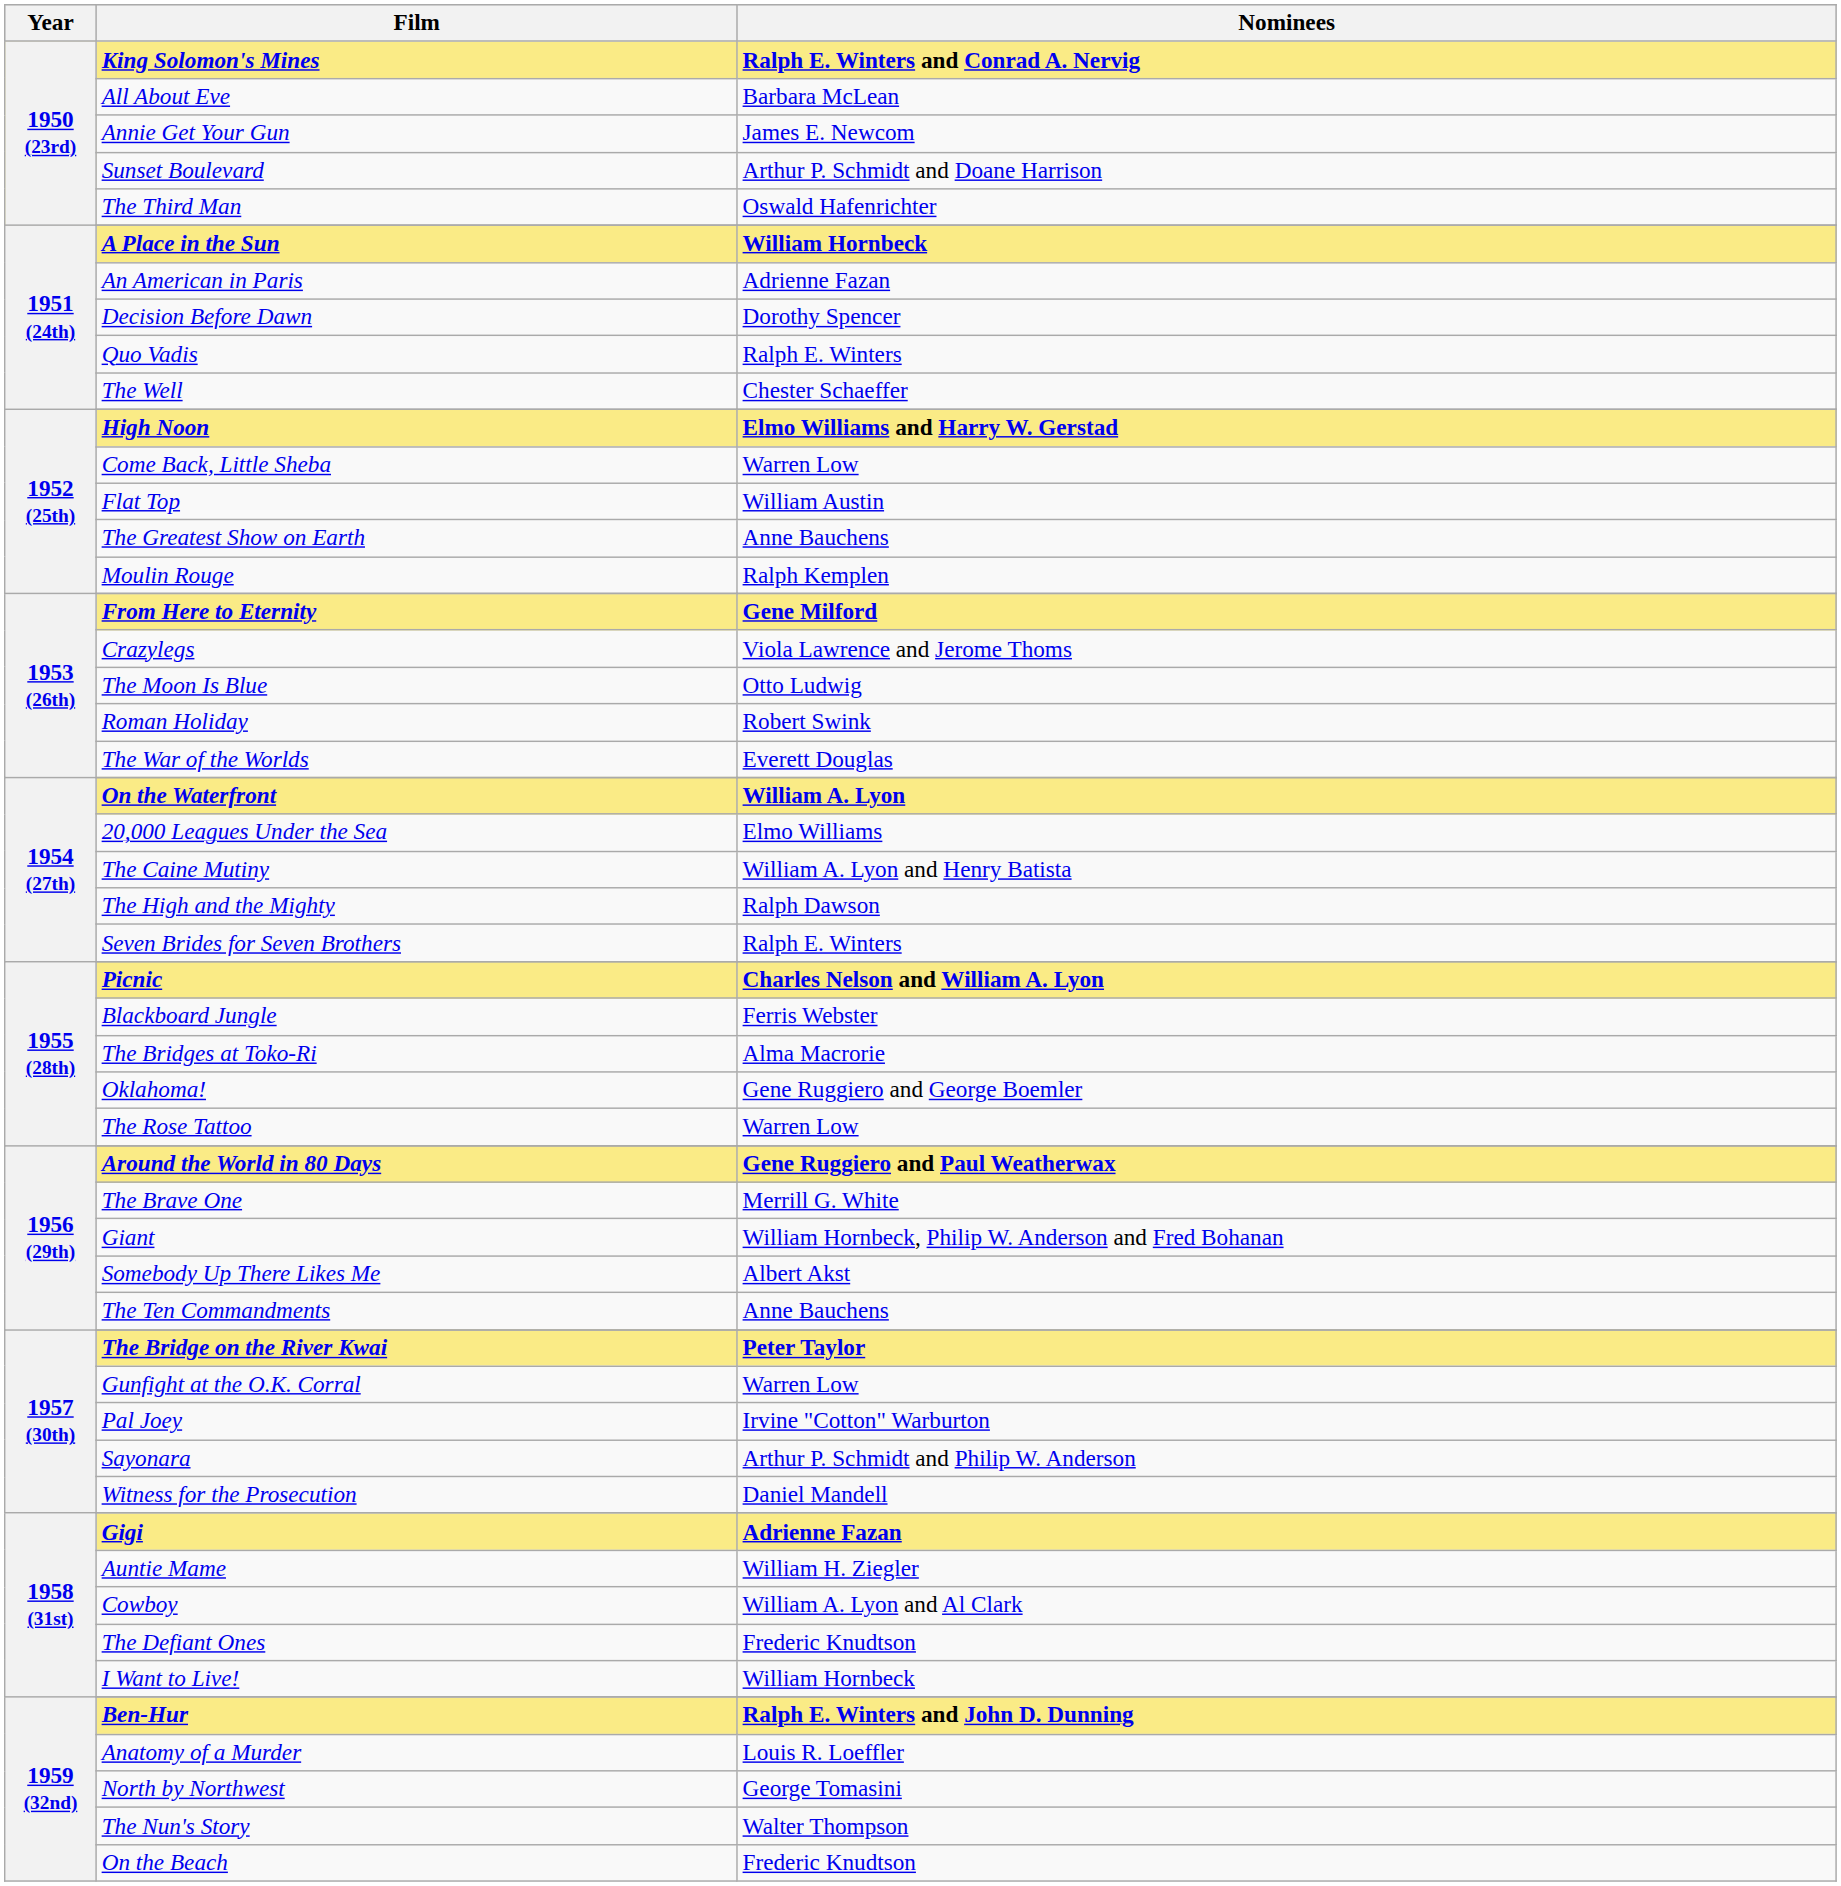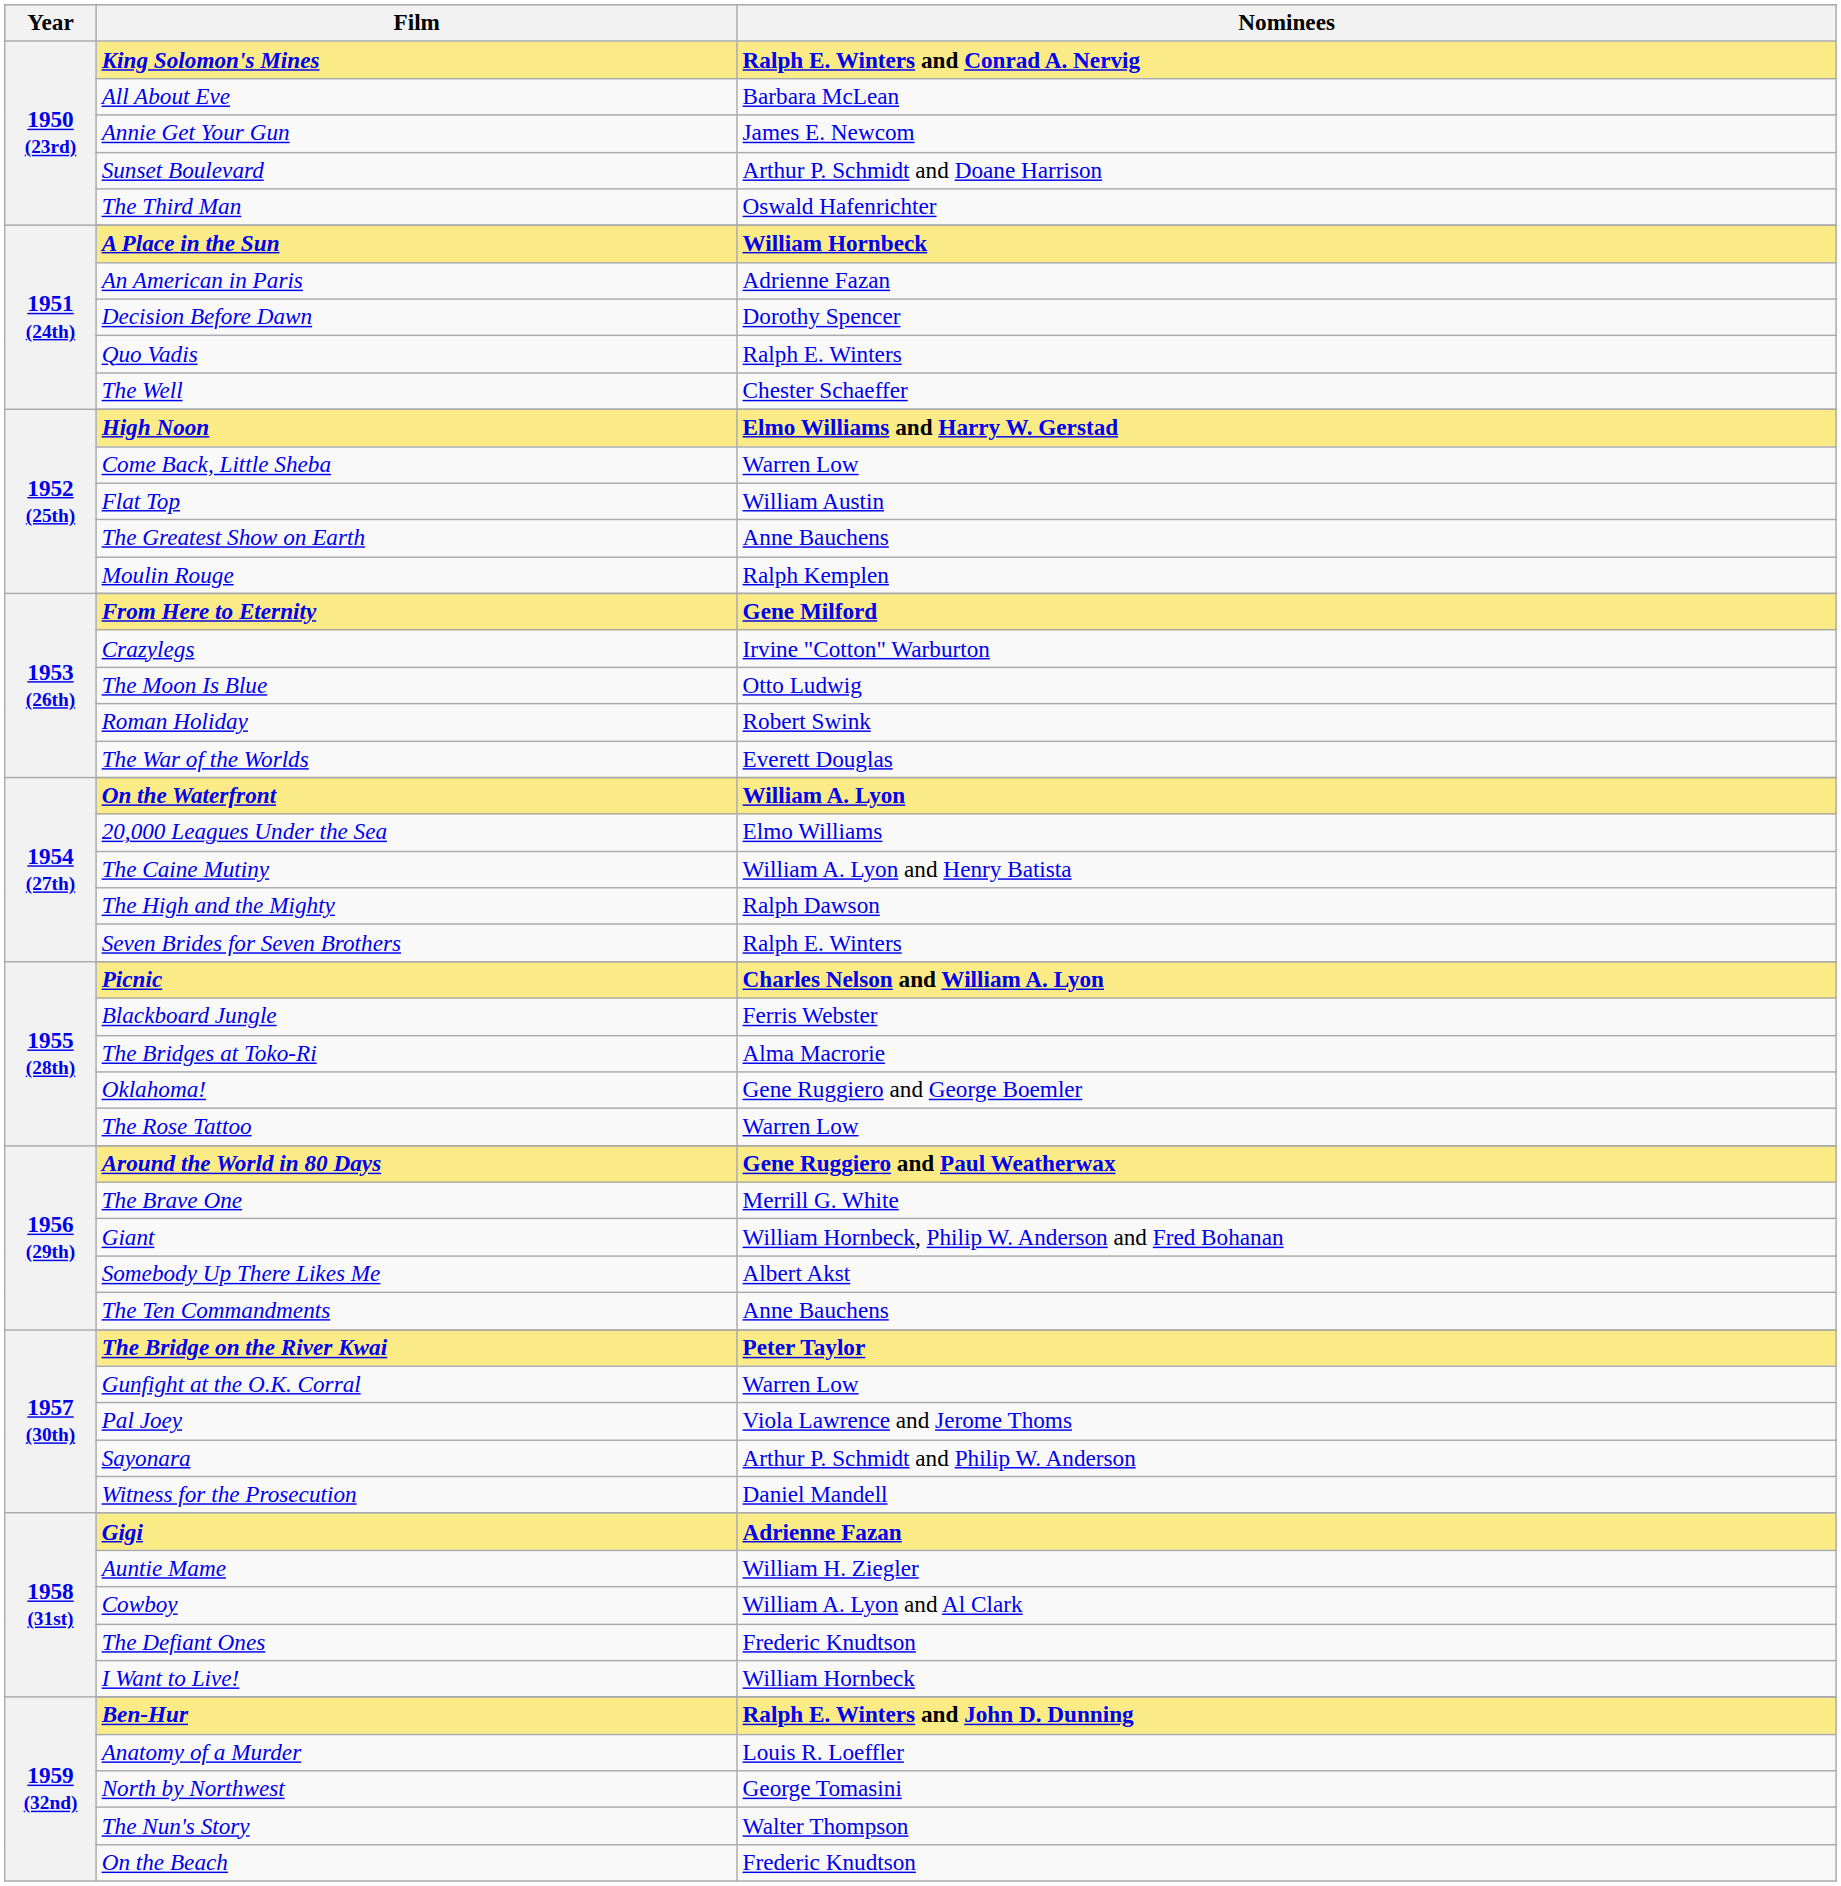(907, 648) Viola Lawrence and Jerome Thoms -> (866, 648) Irvine "Cotton" Warburton
(866, 1421) Irvine "Cotton" Warburton -> (907, 1421) Viola Lawrence and Jerome Thoms
